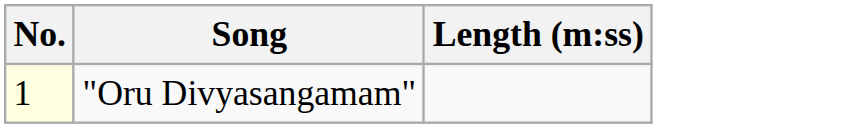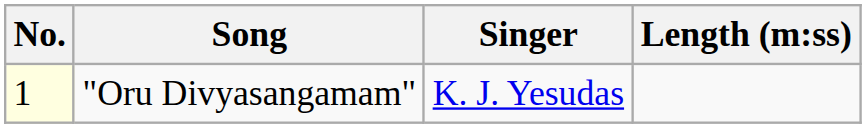+ column: (528, 34)
